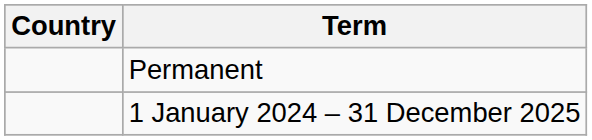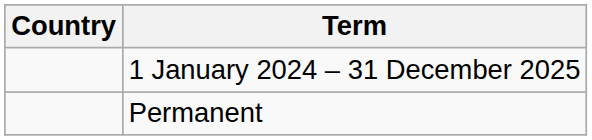rows swapped: (196, 69) <-> (355, 112)
